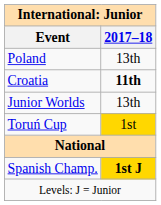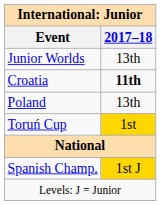rows swapped: (46, 102) <-> (27, 59)
(128, 168) bold -> (128, 168) normal
